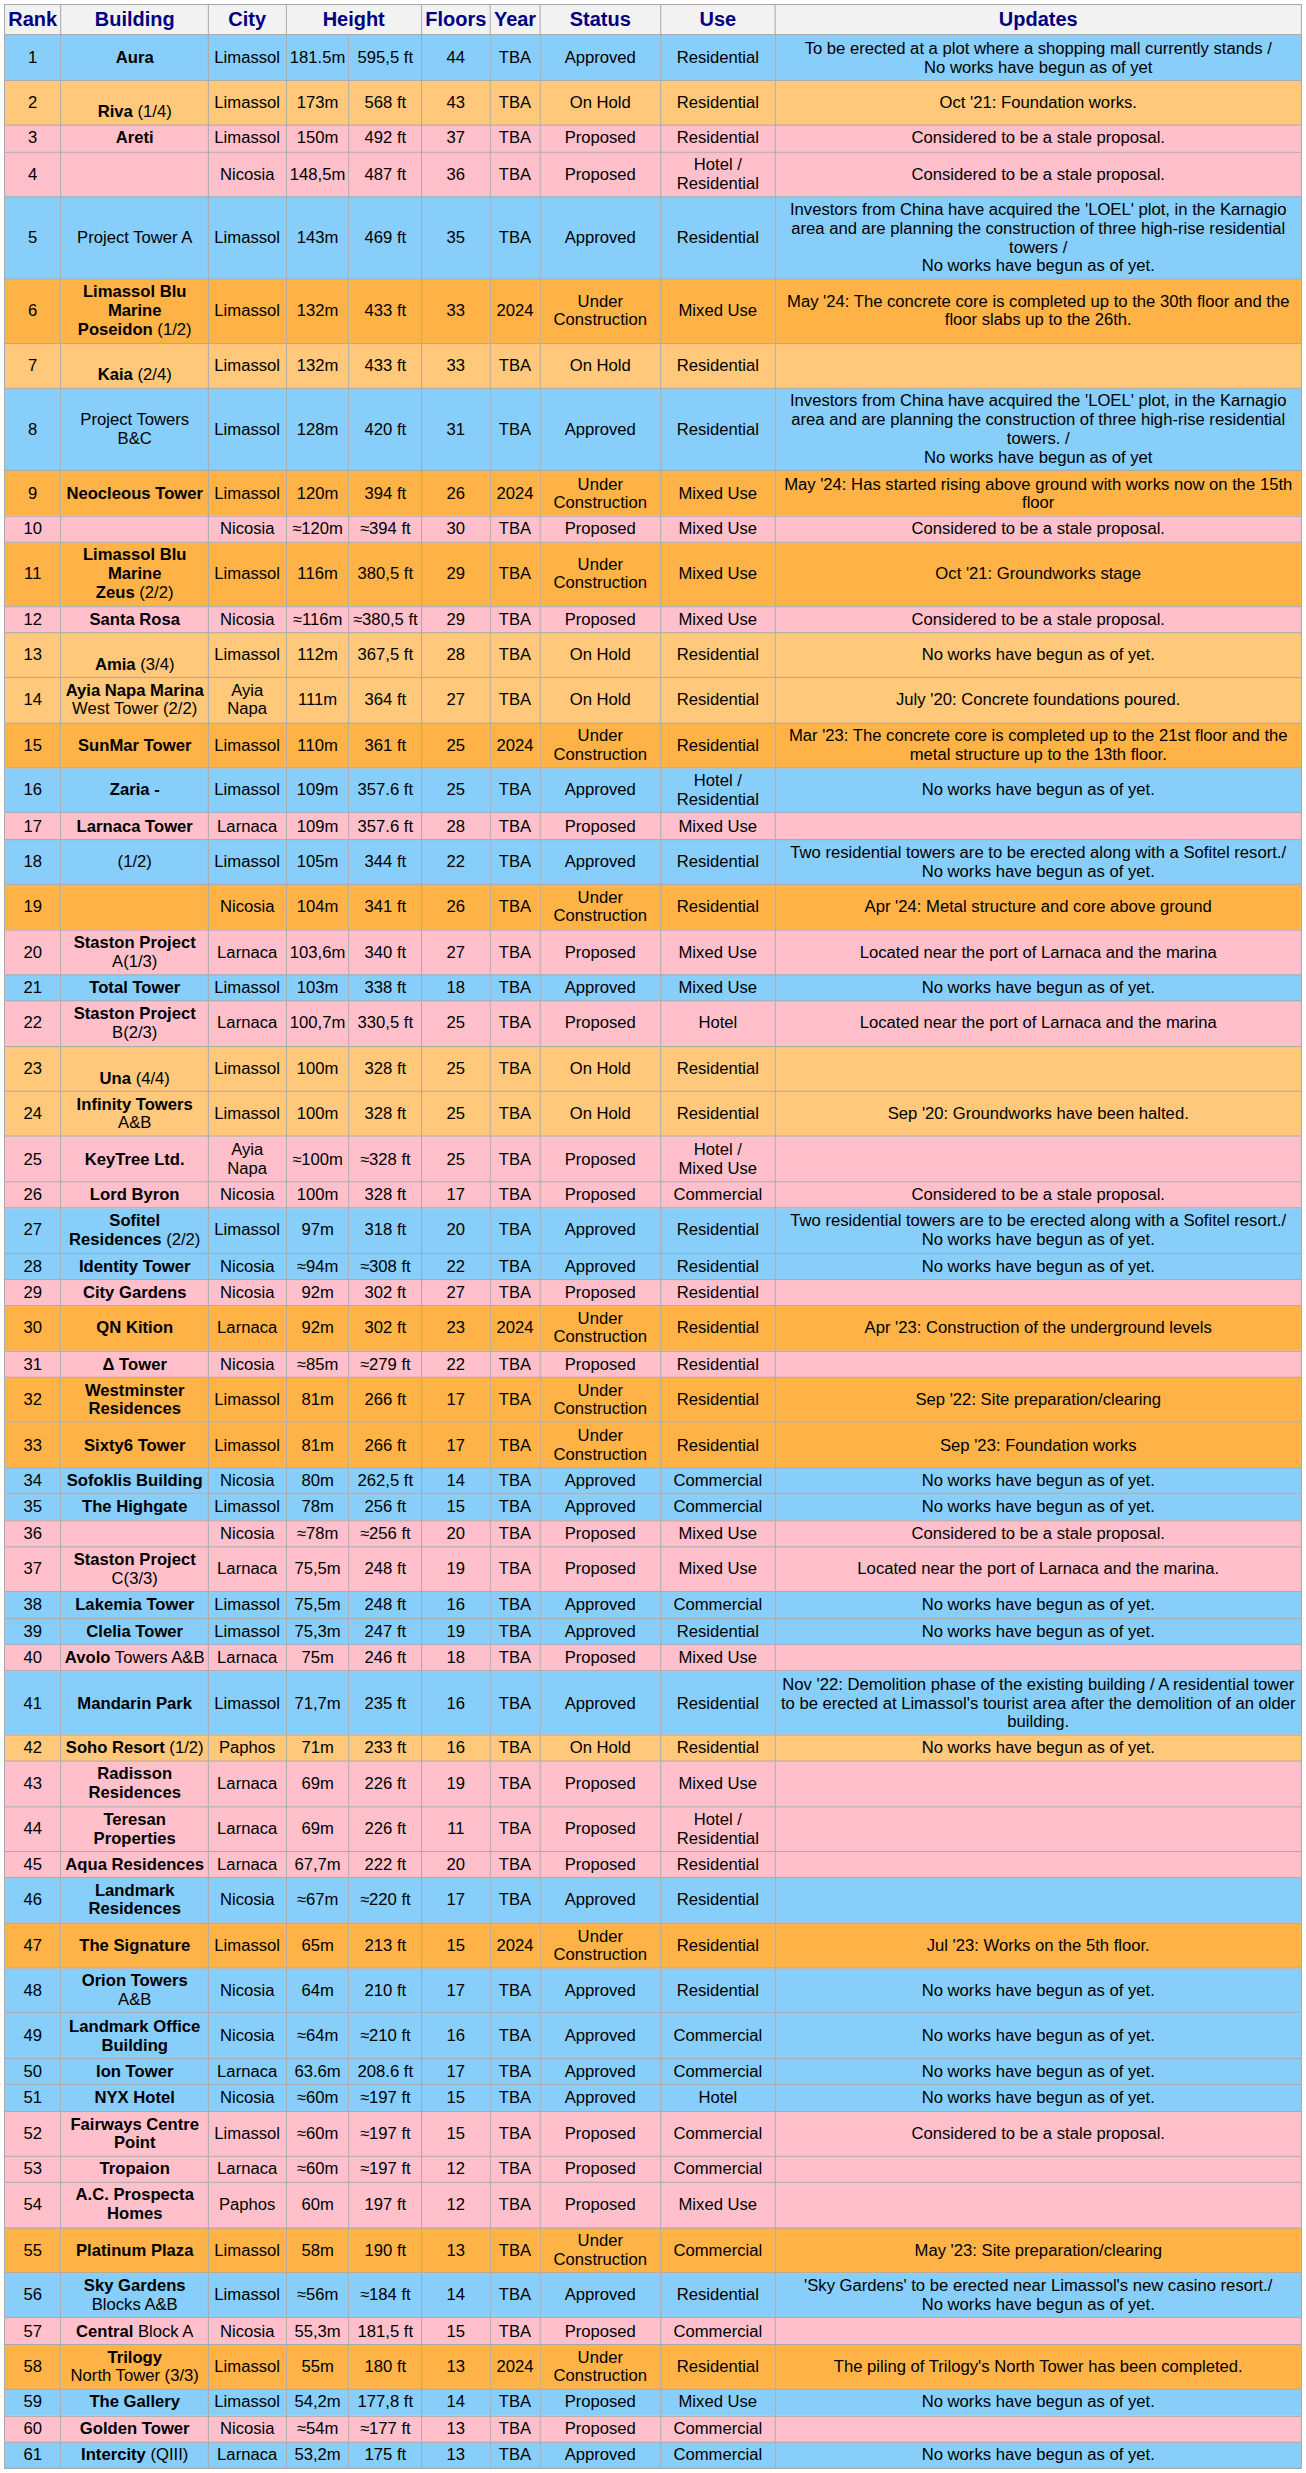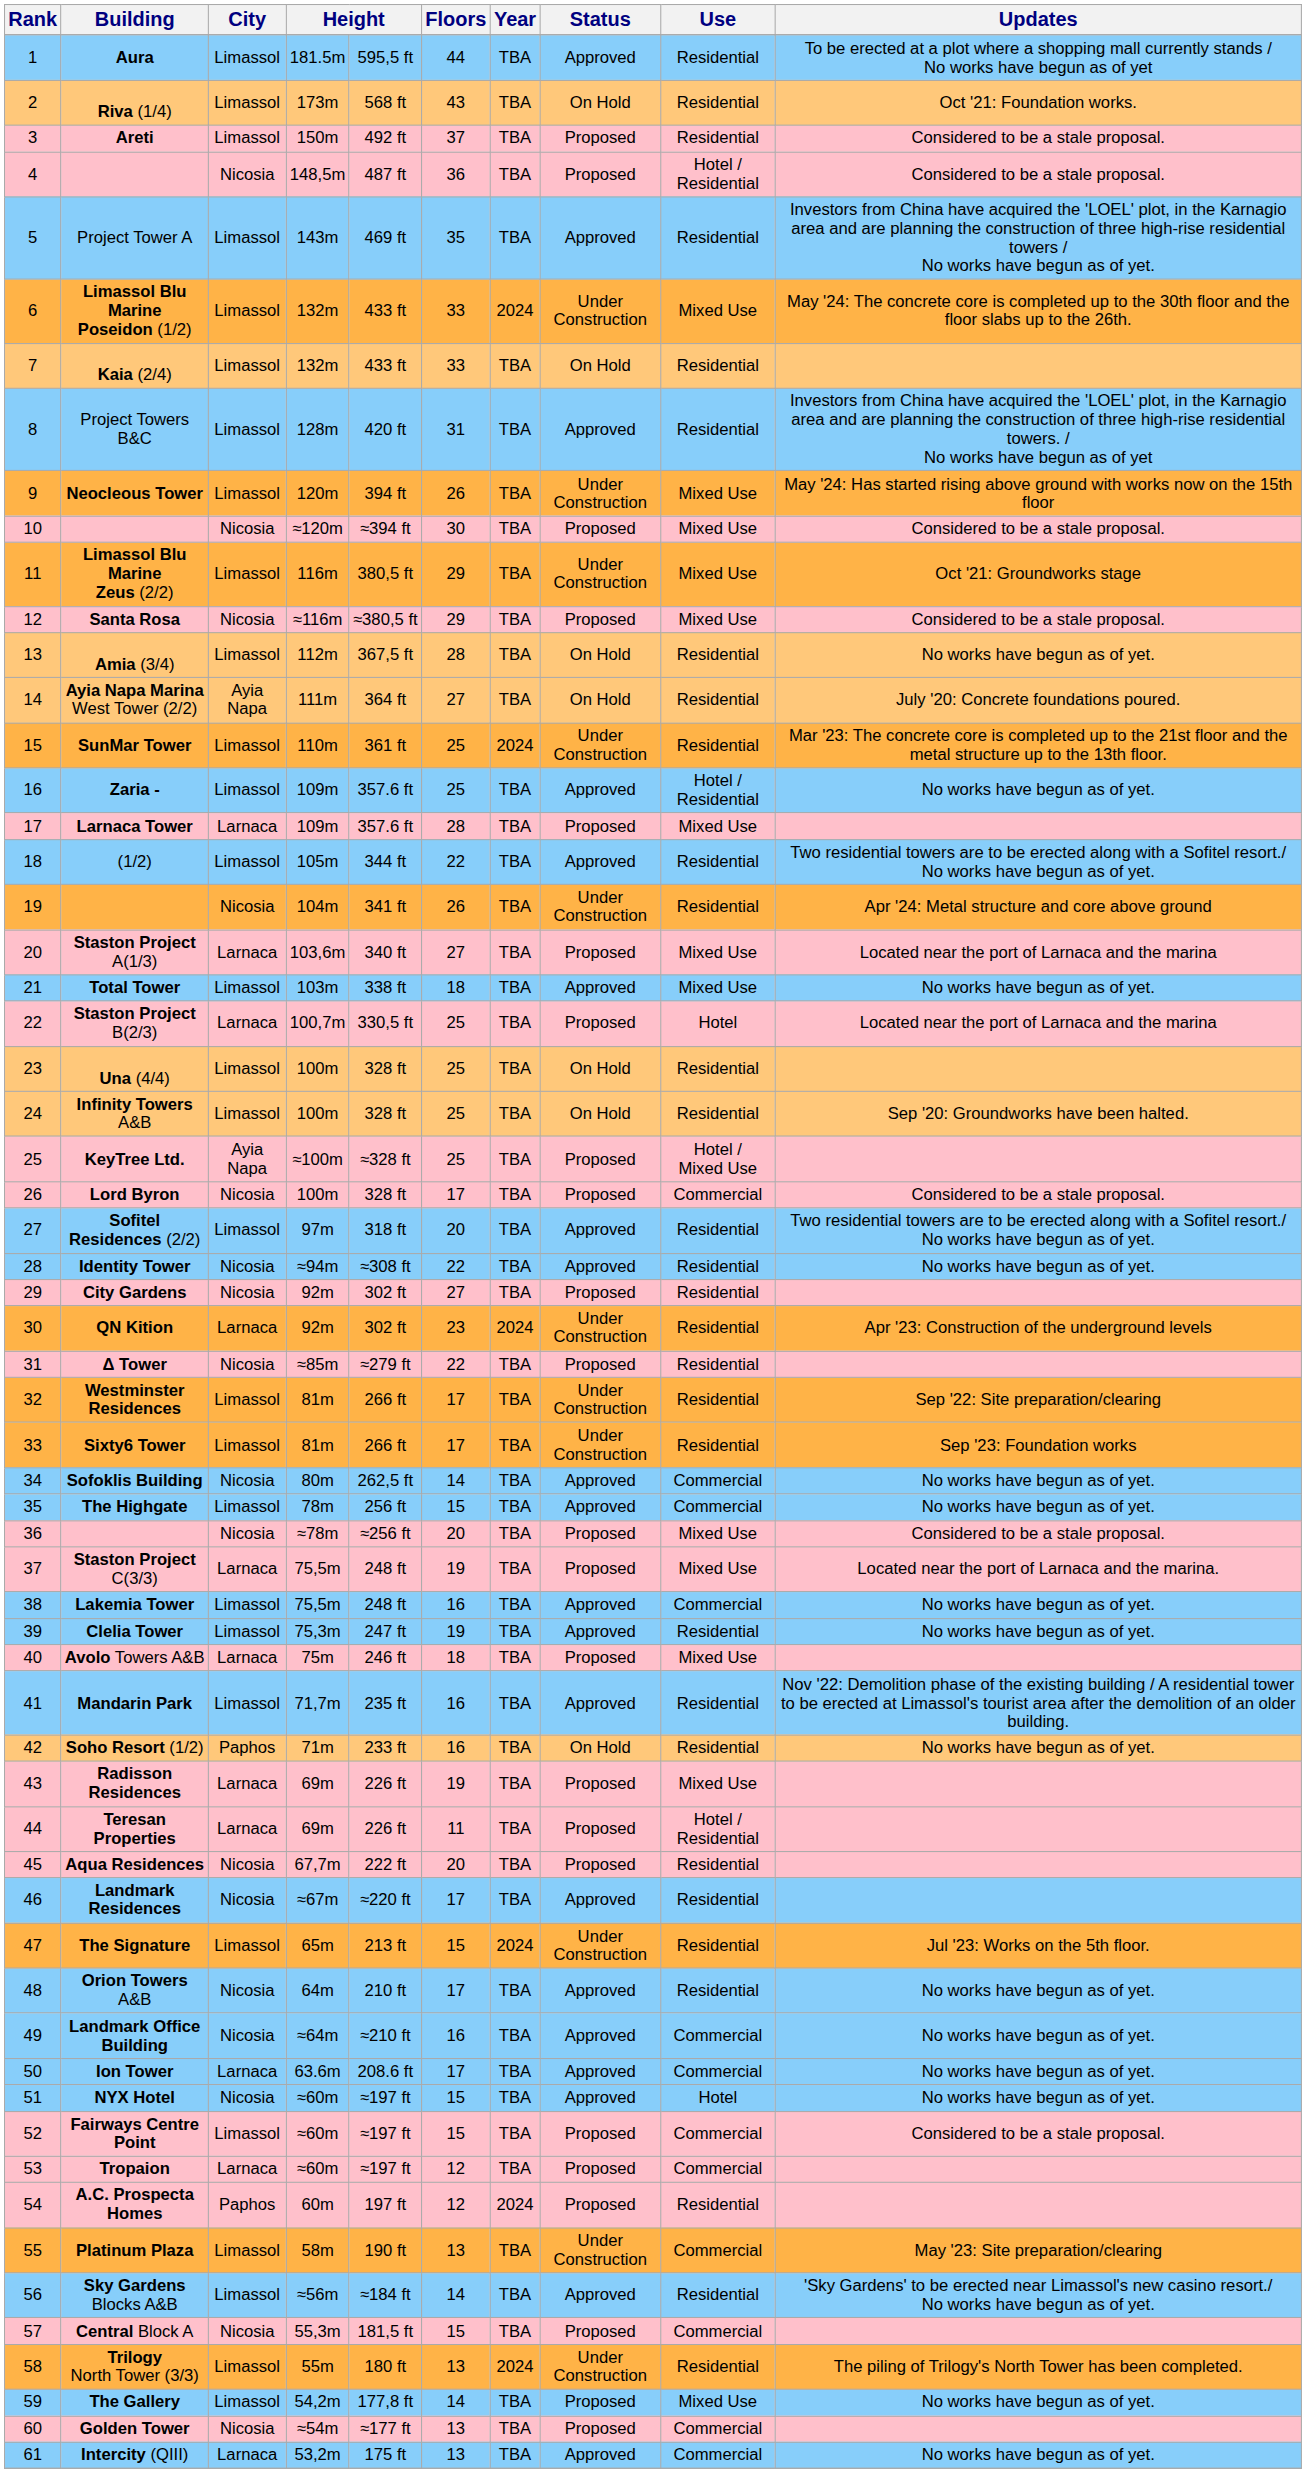(515, 493) 2024 -> (515, 493) TBA
(247, 1864) Larnaca -> (247, 1864) Nicosia
(515, 2205) TBA -> (515, 2205) 2024
(718, 2205) Mixed Use -> (718, 2205) Residential
